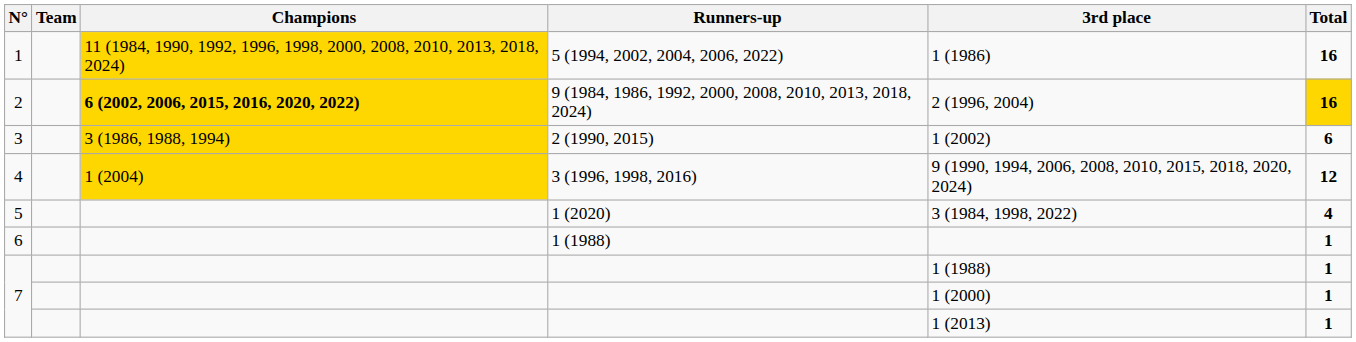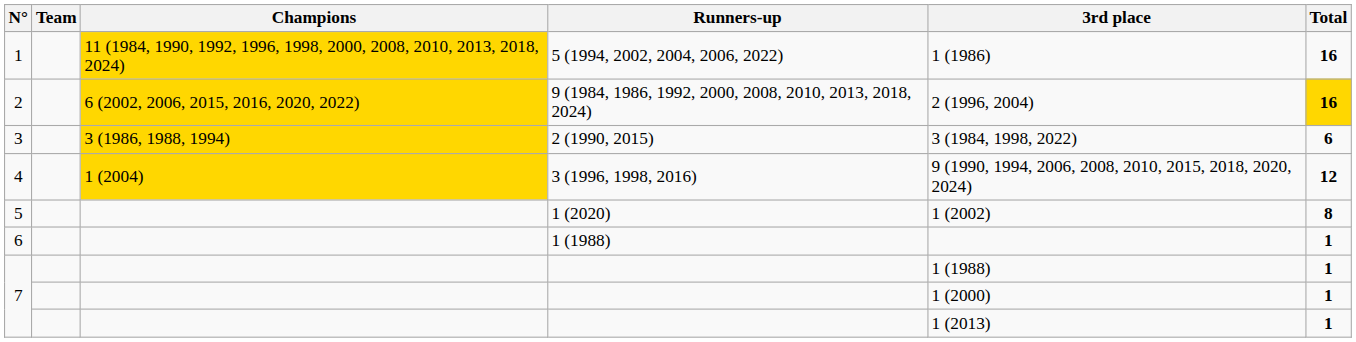(222, 102) bold -> (222, 102) normal
(961, 139) 1 (2002) -> (1004, 139) 3 (1984, 1998, 2022)
(1004, 213) 3 (1984, 1998, 2022) -> (961, 213) 1 (2002)
(1328, 213) 4 -> (1328, 213) 8
